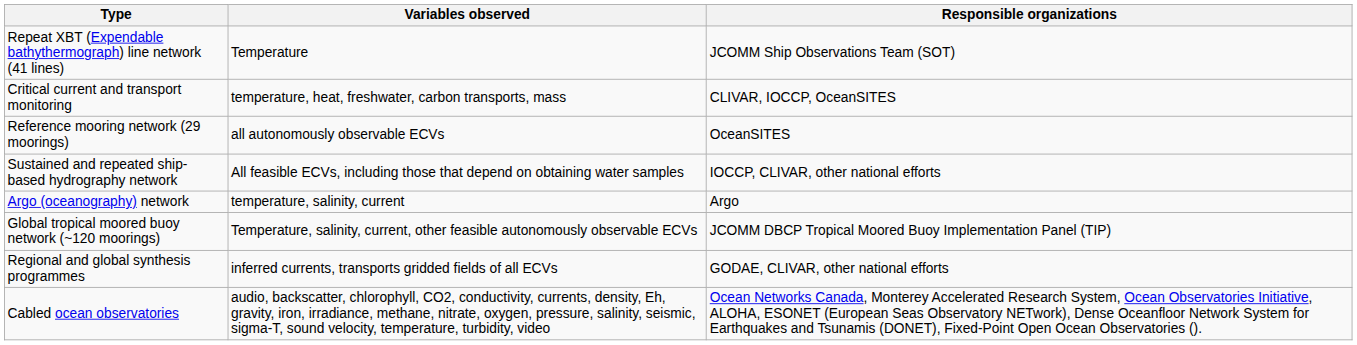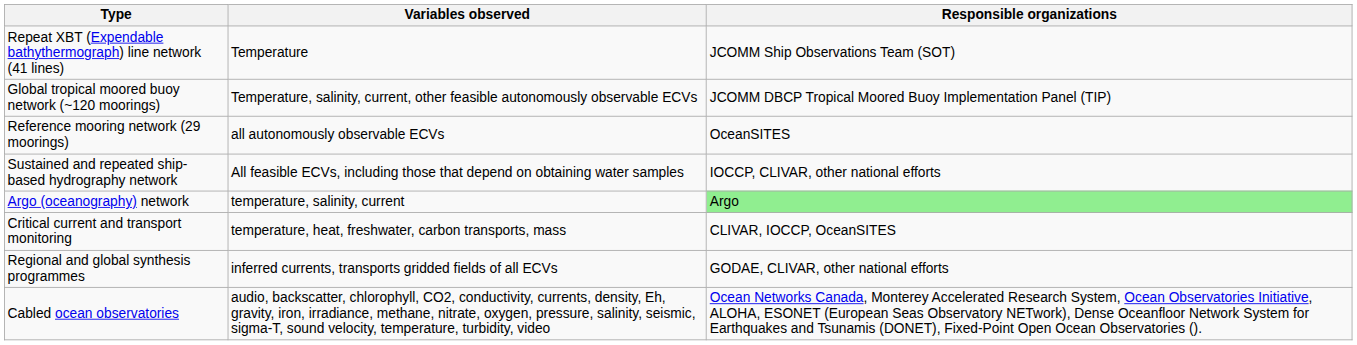rows swapped: (94, 231) <-> (94, 97)
(724, 201) no background -> (724, 201) lightgreen background
